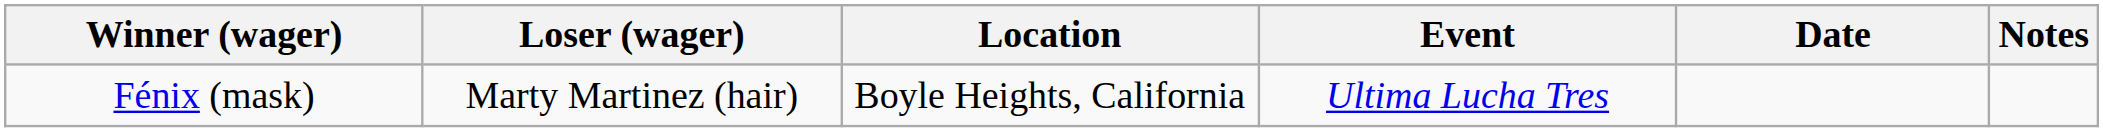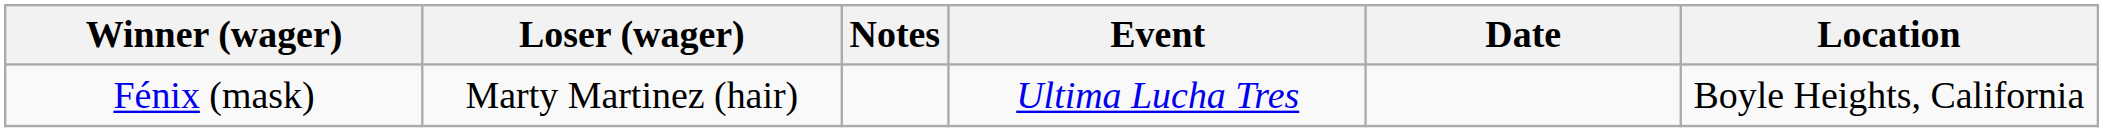columns swapped: (1050, 34) <-> (2044, 34)
